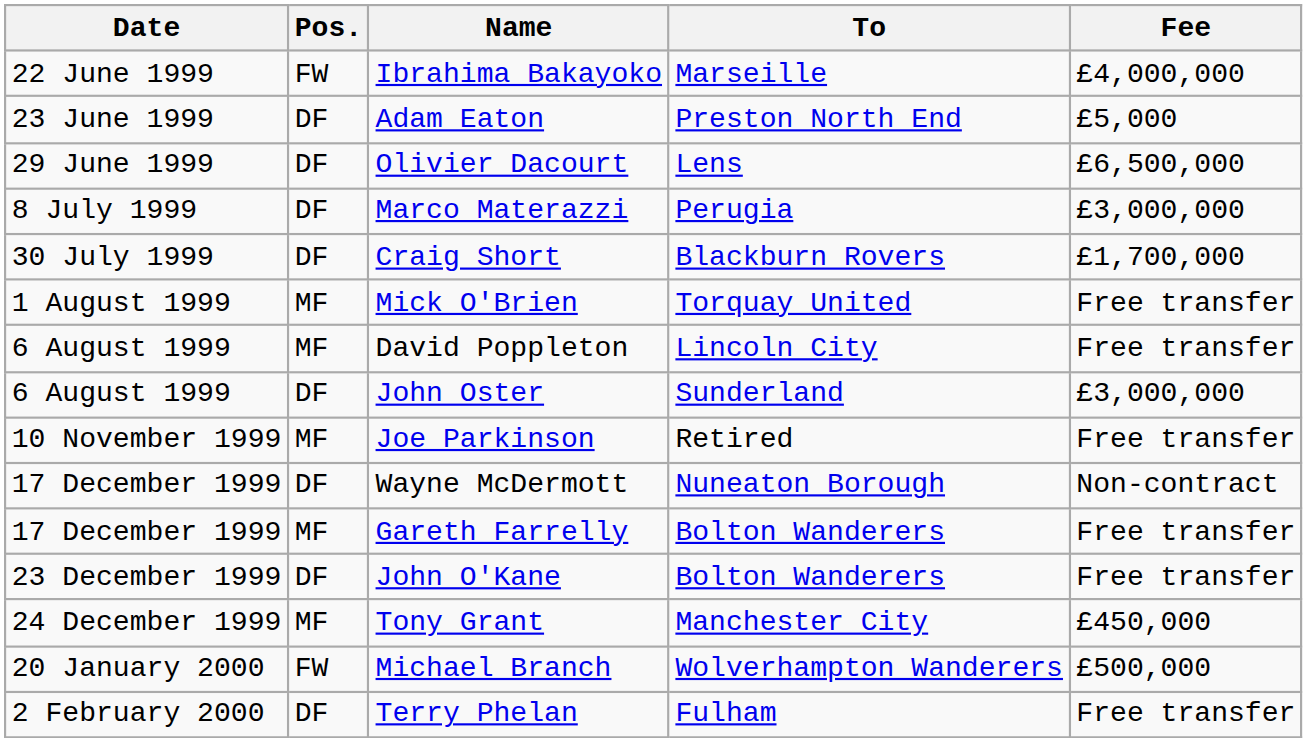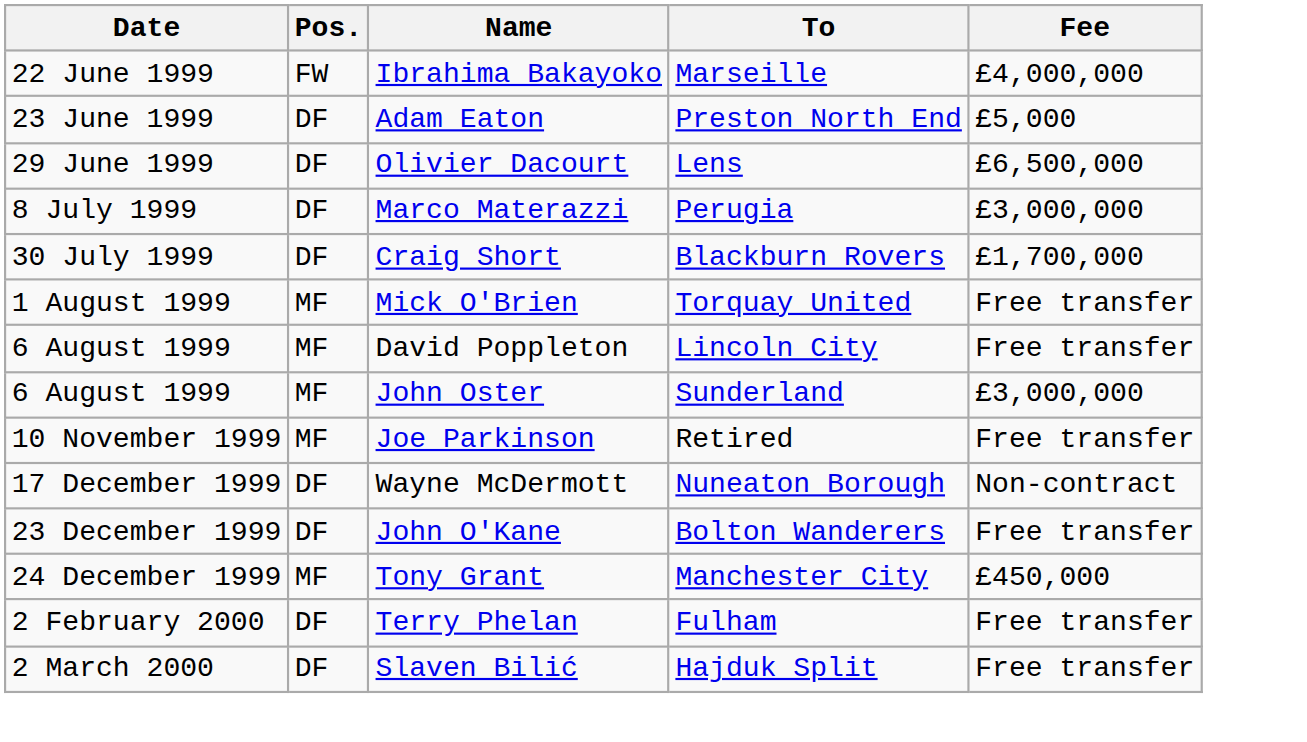(312, 394) DF -> (312, 394) MF
- row: (502, 531)
- row: (494, 669)
+ row: (477, 669)
